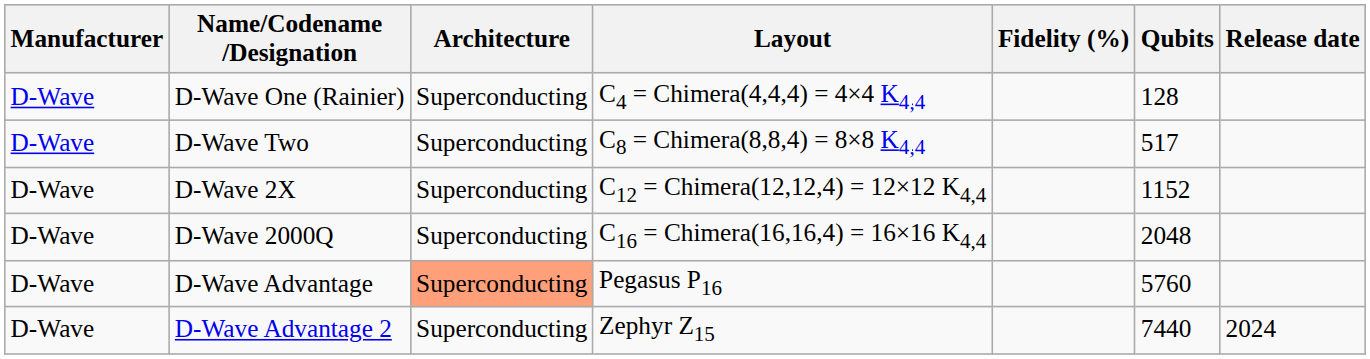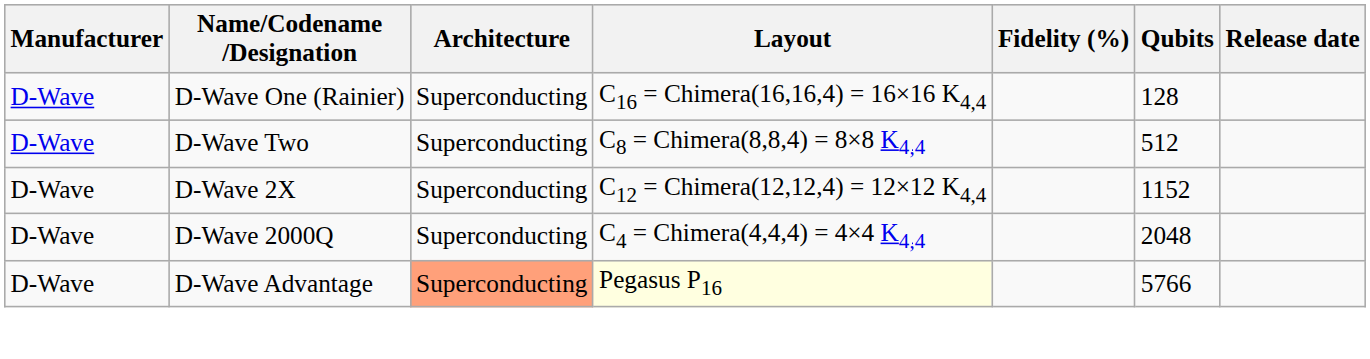(762, 96) C4 = Chimera(4,4,4) = 4×4 K4,4 -> (793, 96) C16 = Chimera(16,16,4) = 16×16 K4,4
(1160, 143) 517 -> (1160, 143) 512
(793, 236) C16 = Chimera(16,16,4) = 16×16 K4,4 -> (762, 236) C4 = Chimera(4,4,4) = 4×4 K4,4
(661, 283) no background -> (661, 283) lightyellow background
(1166, 283) 5760 -> (1166, 283) 5766
- row: (283, 329)
